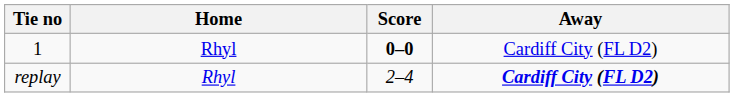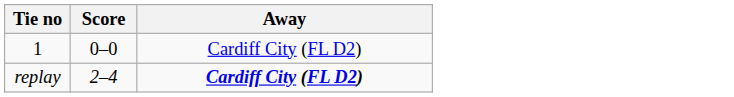- column: (219, 19)
(400, 48) bold -> (104, 48) normal
